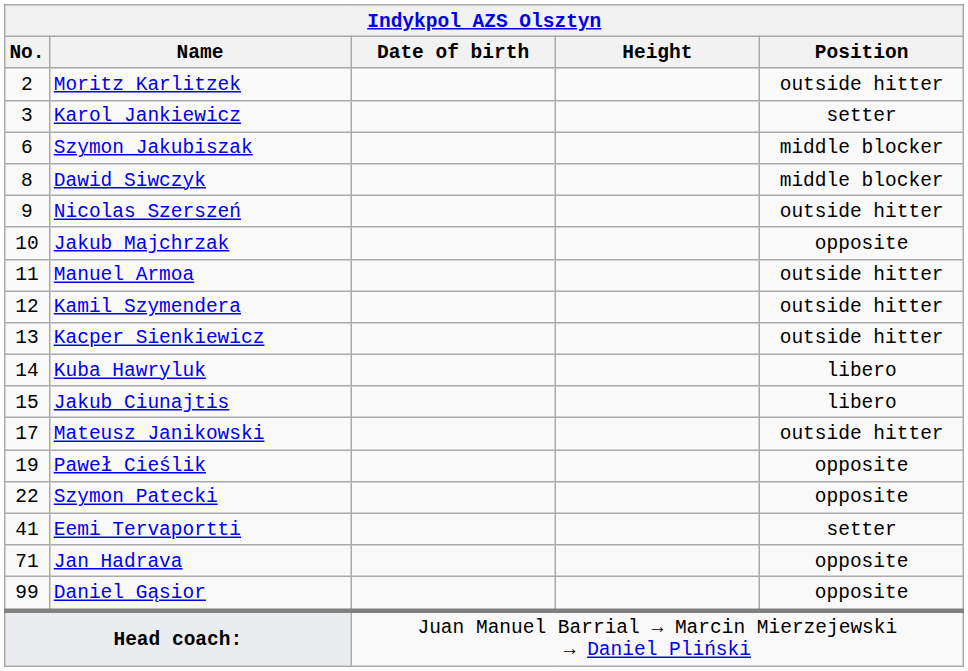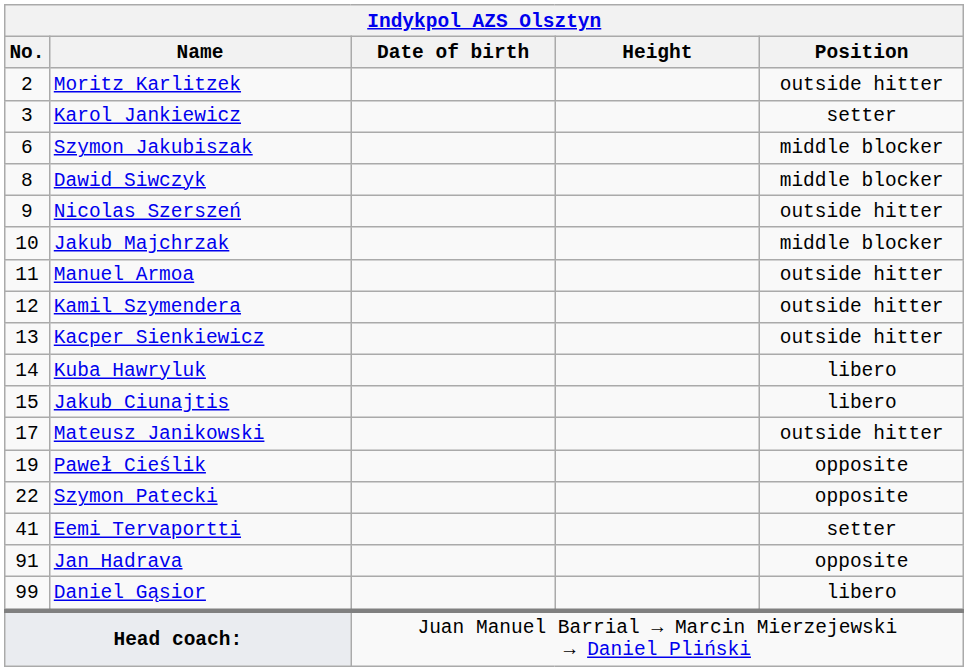(862, 243) opposite -> (862, 243) middle blocker
(27, 561) 71 -> (27, 561) 91
(862, 593) opposite -> (862, 593) libero
